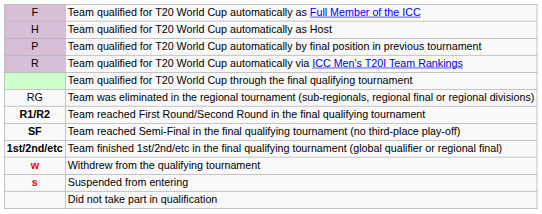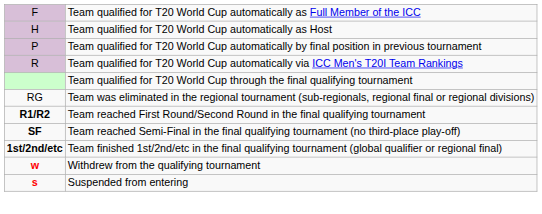- row: (143, 200)
